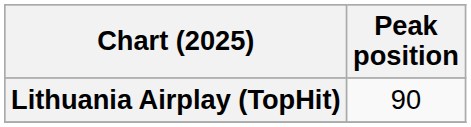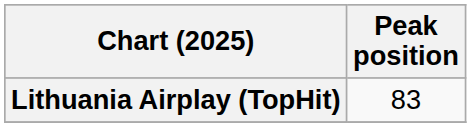(406, 99) 90 -> (406, 99) 83
